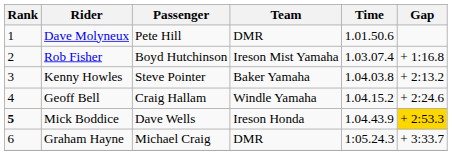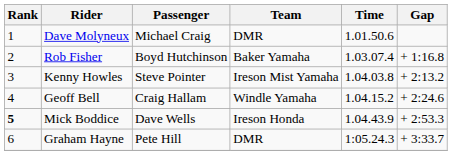(158, 35) Pete Hill -> (173, 35) Michael Craig
(286, 56) Ireson Mist Yamaha -> (272, 56) Baker Yamaha
(272, 77) Baker Yamaha -> (286, 77) Ireson Mist Yamaha
(422, 118) gold background -> (422, 118) no background
(173, 139) Michael Craig -> (158, 139) Pete Hill
